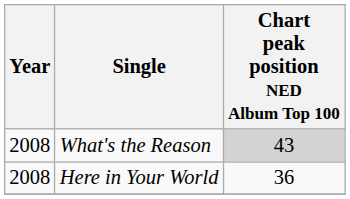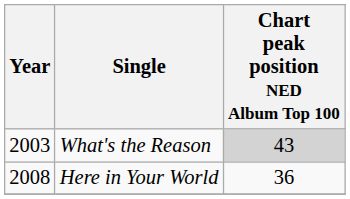(30, 145) 2008 -> (30, 145) 2003
